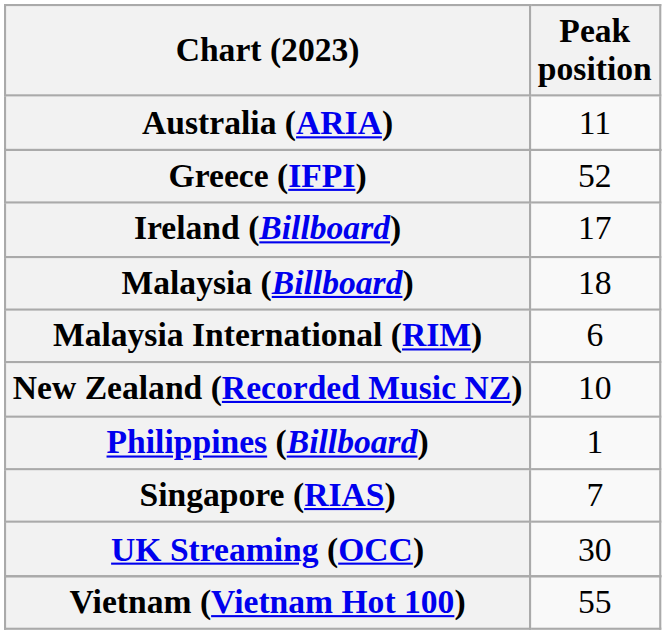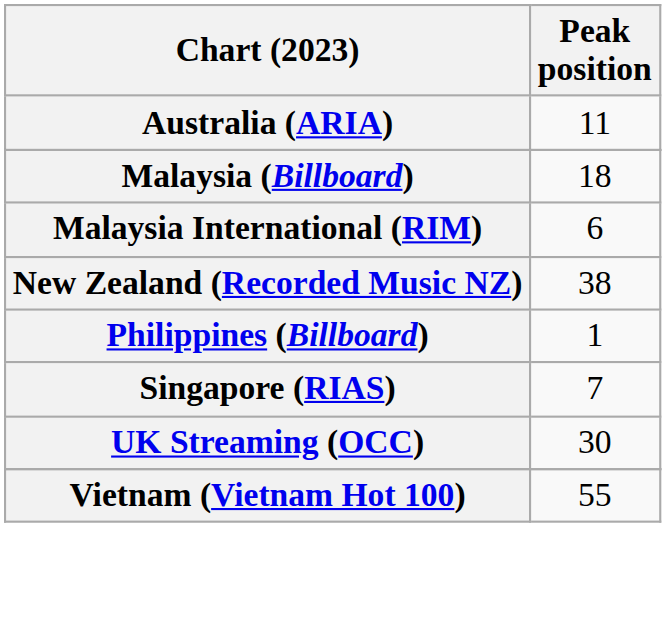- row: (268, 175)
- row: (268, 228)
(595, 388) 10 -> (595, 282) 38
